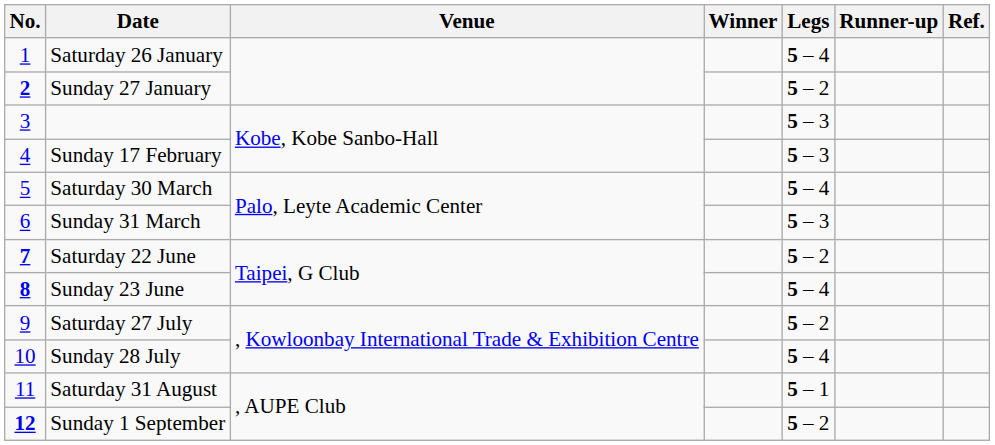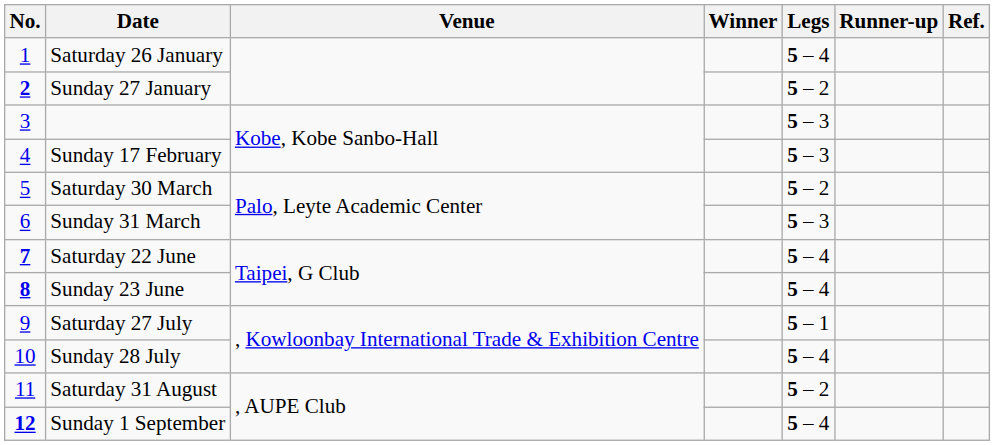(808, 188) 5 – 4 -> (808, 188) 5 – 2
(808, 255) 5 – 2 -> (808, 255) 5 – 4
(808, 322) 5 – 2 -> (808, 322) 5 – 1
(808, 389) 5 – 1 -> (808, 389) 5 – 2
(808, 423) 5 – 2 -> (808, 423) 5 – 4
